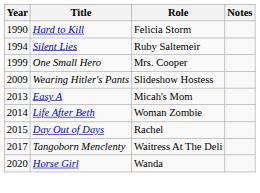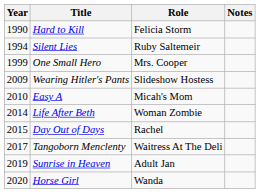(17, 96) 2013 -> (17, 96) 2010
+ row: (71, 163)
